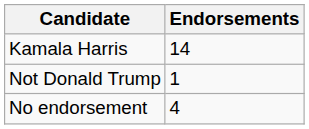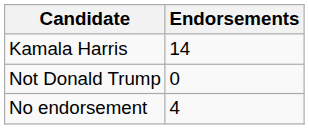(175, 78) 1 -> (175, 78) 0
